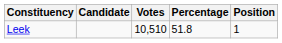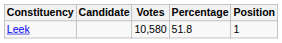(151, 29) 10,510 -> (151, 29) 10,580
